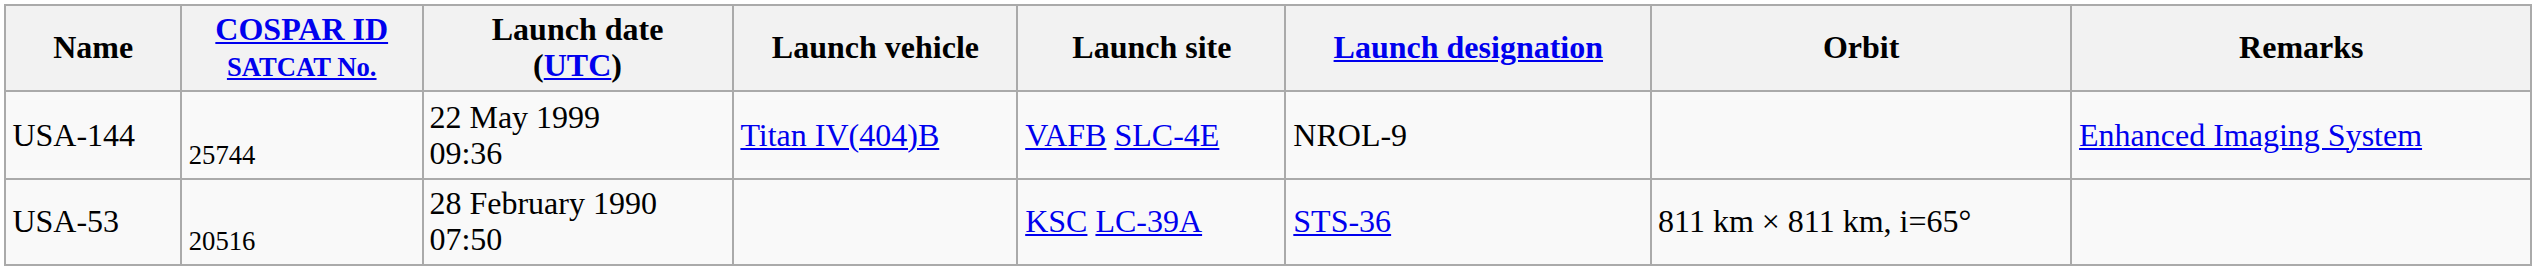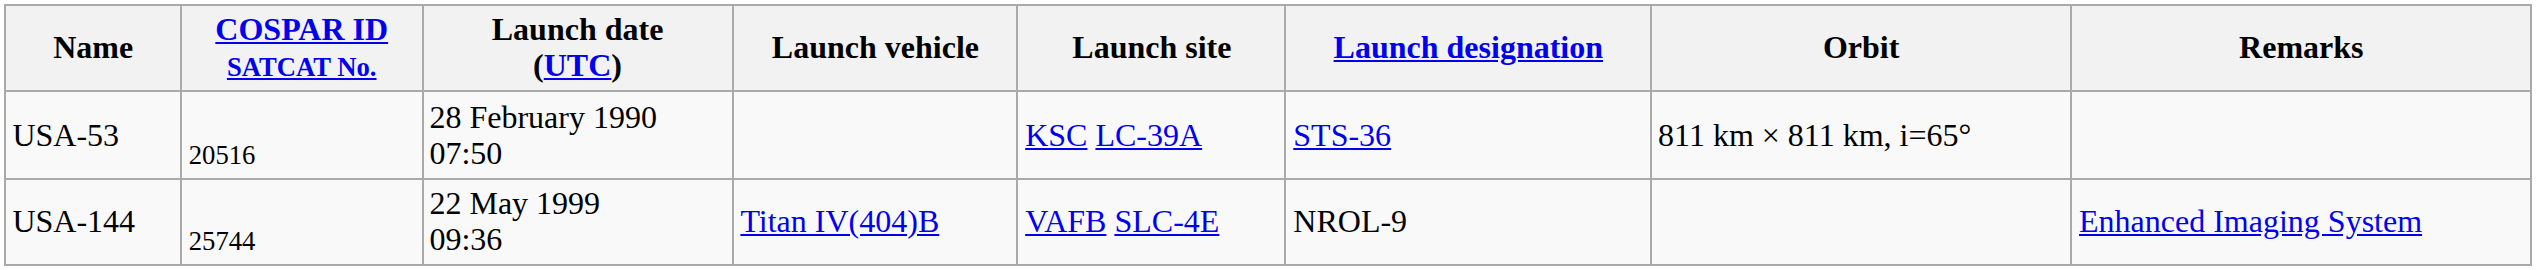rows swapped: (66, 221) <-> (74, 134)
